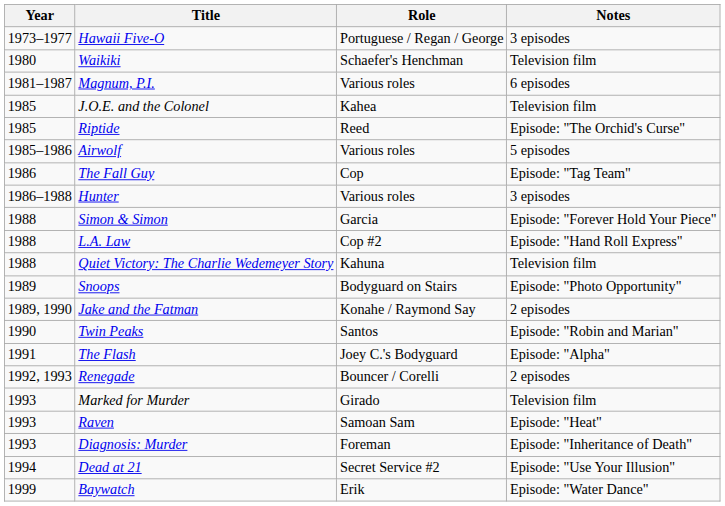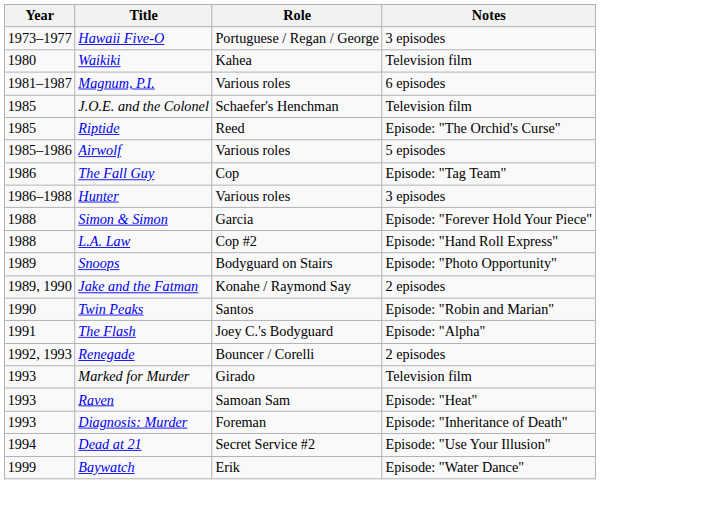(402, 60) Schaefer's Henchman -> (234, 60) Kahea
(358, 106) Kahea -> (277, 106) Schaefer's Henchman
- row: (206, 264)
